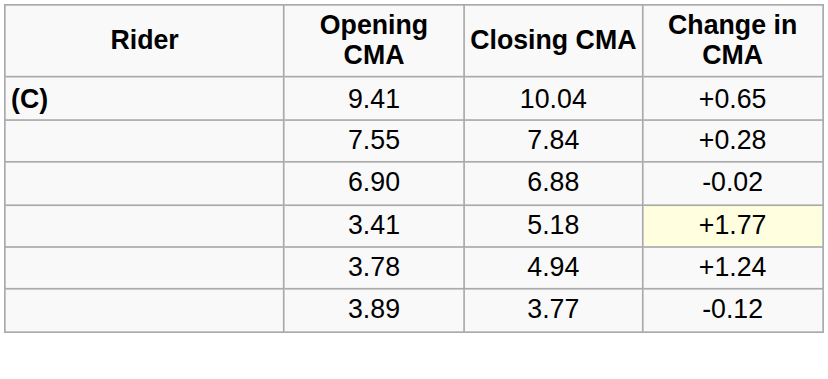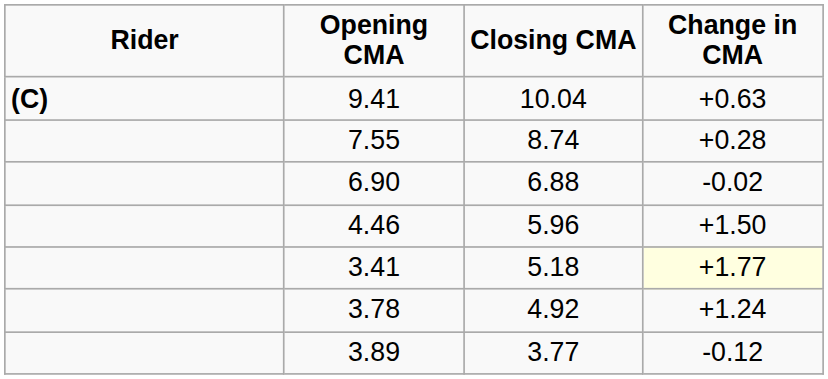(733, 98) +0.65 -> (733, 98) +0.63
(553, 140) 7.84 -> (553, 140) 8.74
+ row: (374, 225)
(553, 267) 4.94 -> (553, 310) 4.92
